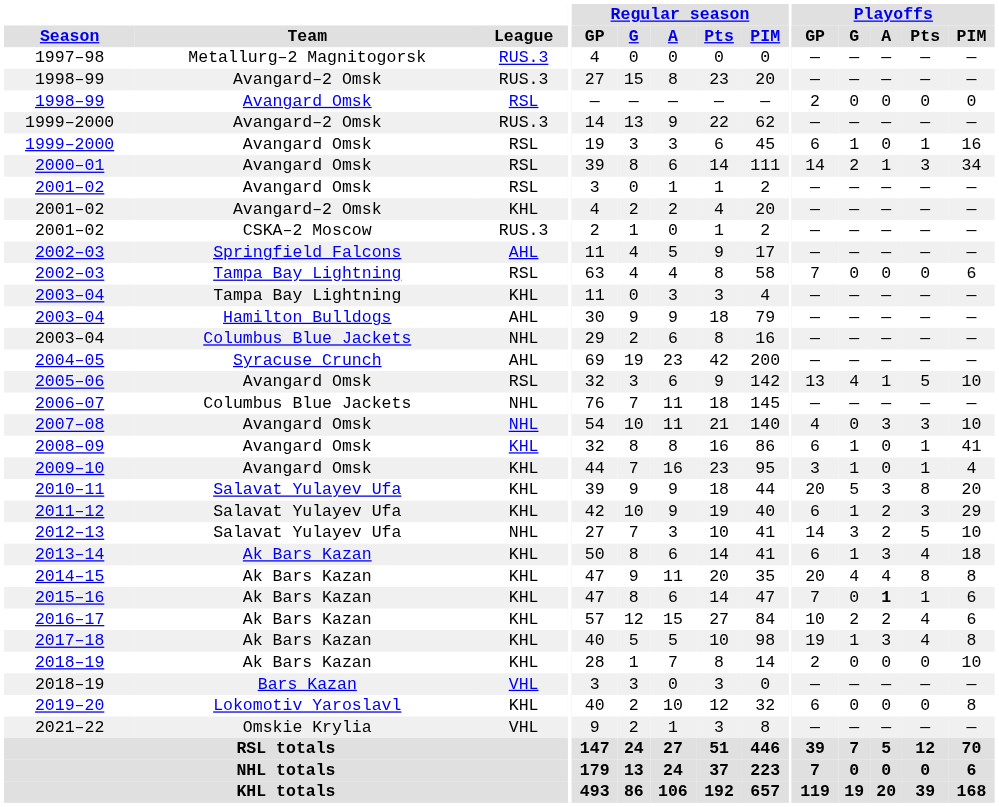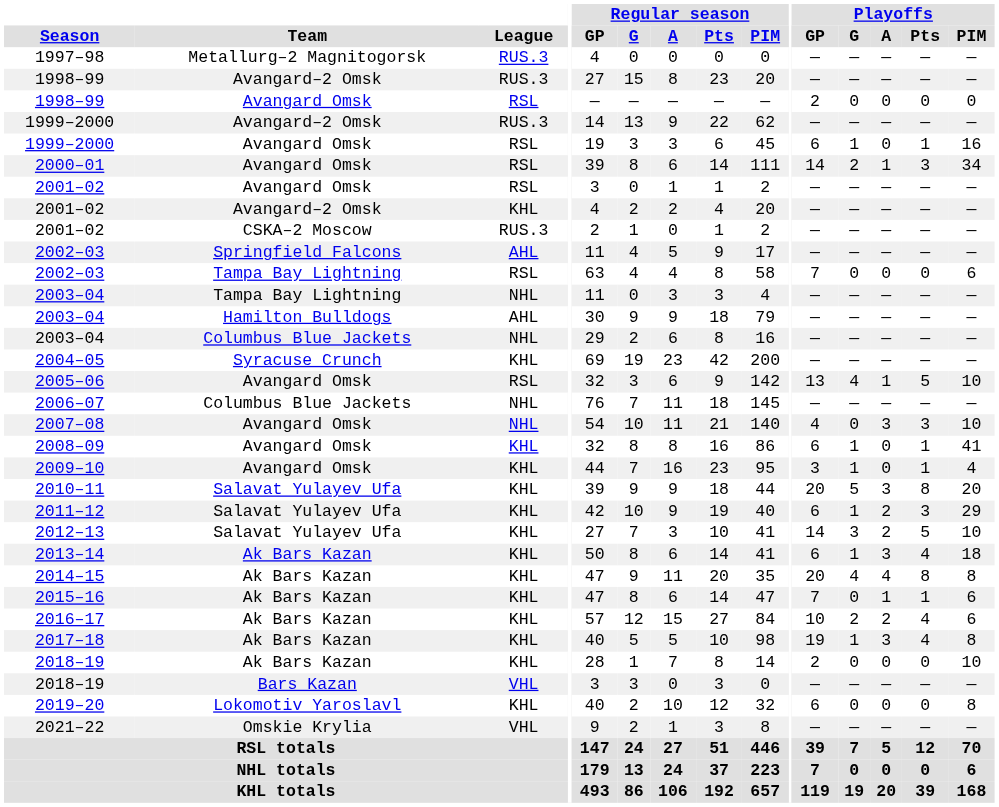(524, 295) KHL -> (524, 295) NHL
(524, 360) AHL -> (524, 360) KHL
(524, 533) NHL -> (524, 533) KHL
(886, 598) bold -> (886, 598) normal
